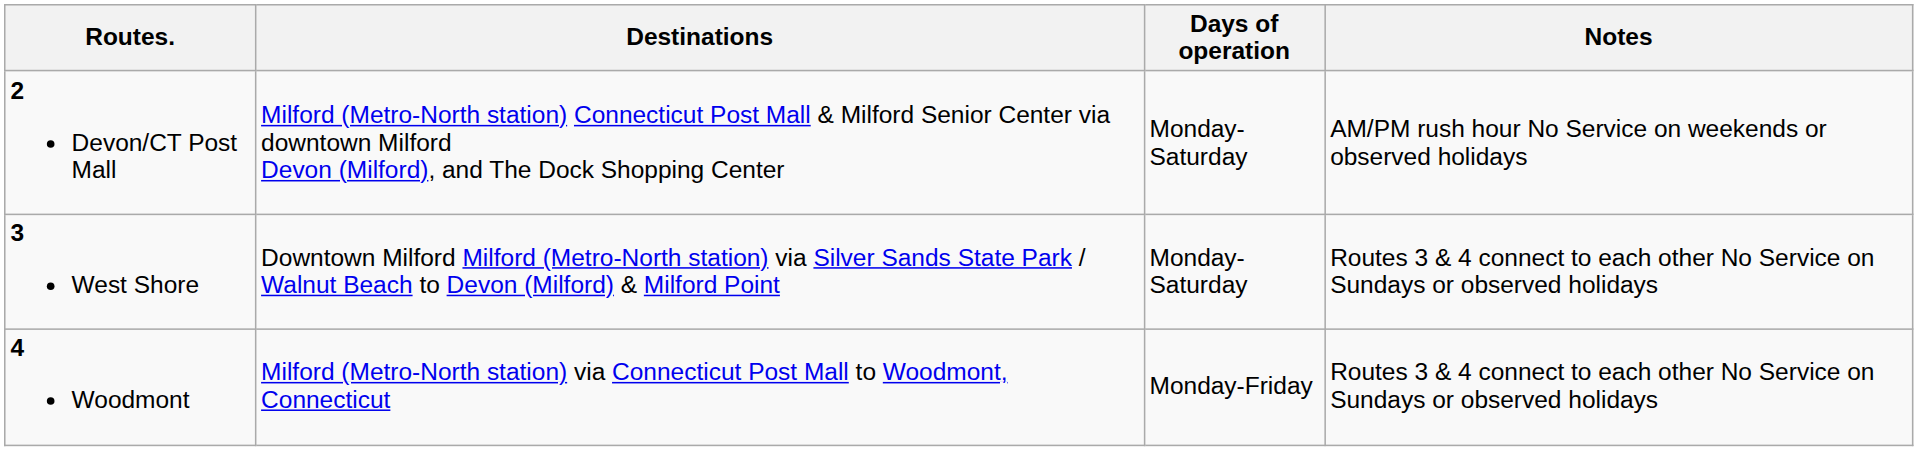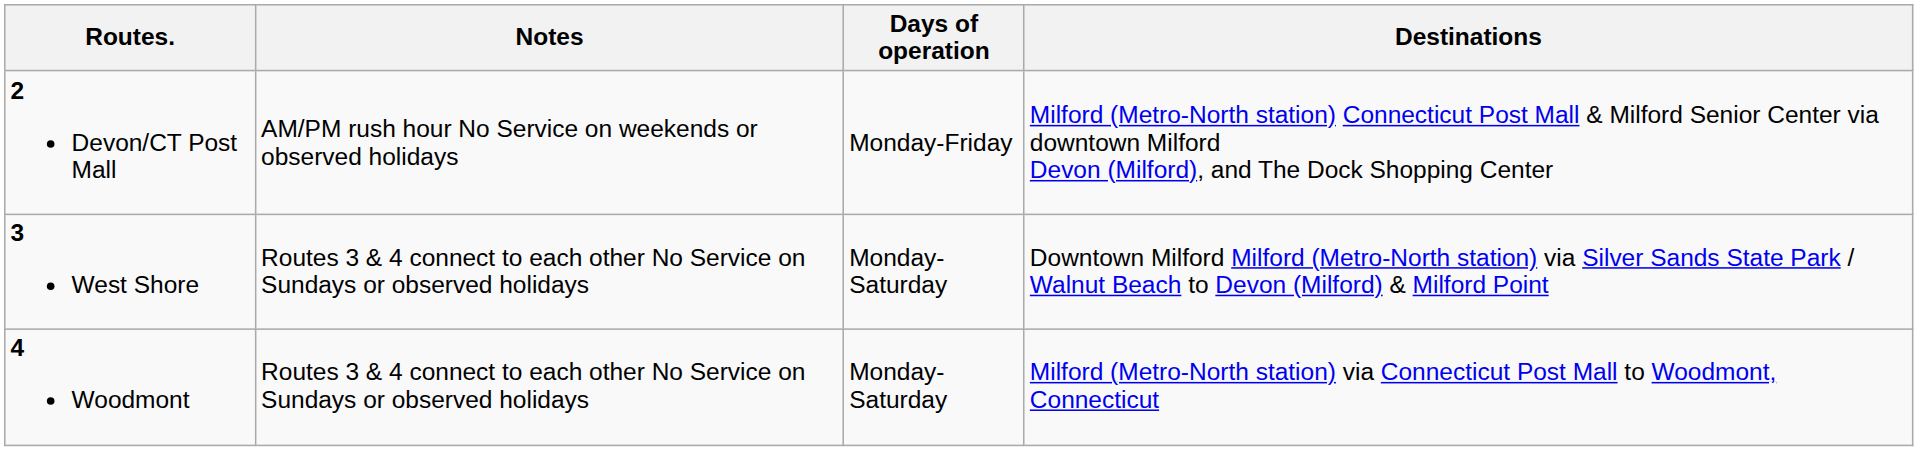columns swapped: (700, 37) <-> (1619, 37)
(1199, 142) Monday-Saturday -> (931, 142) Monday-Friday
(1231, 386) Monday-Friday -> (898, 386) Monday-Saturday
